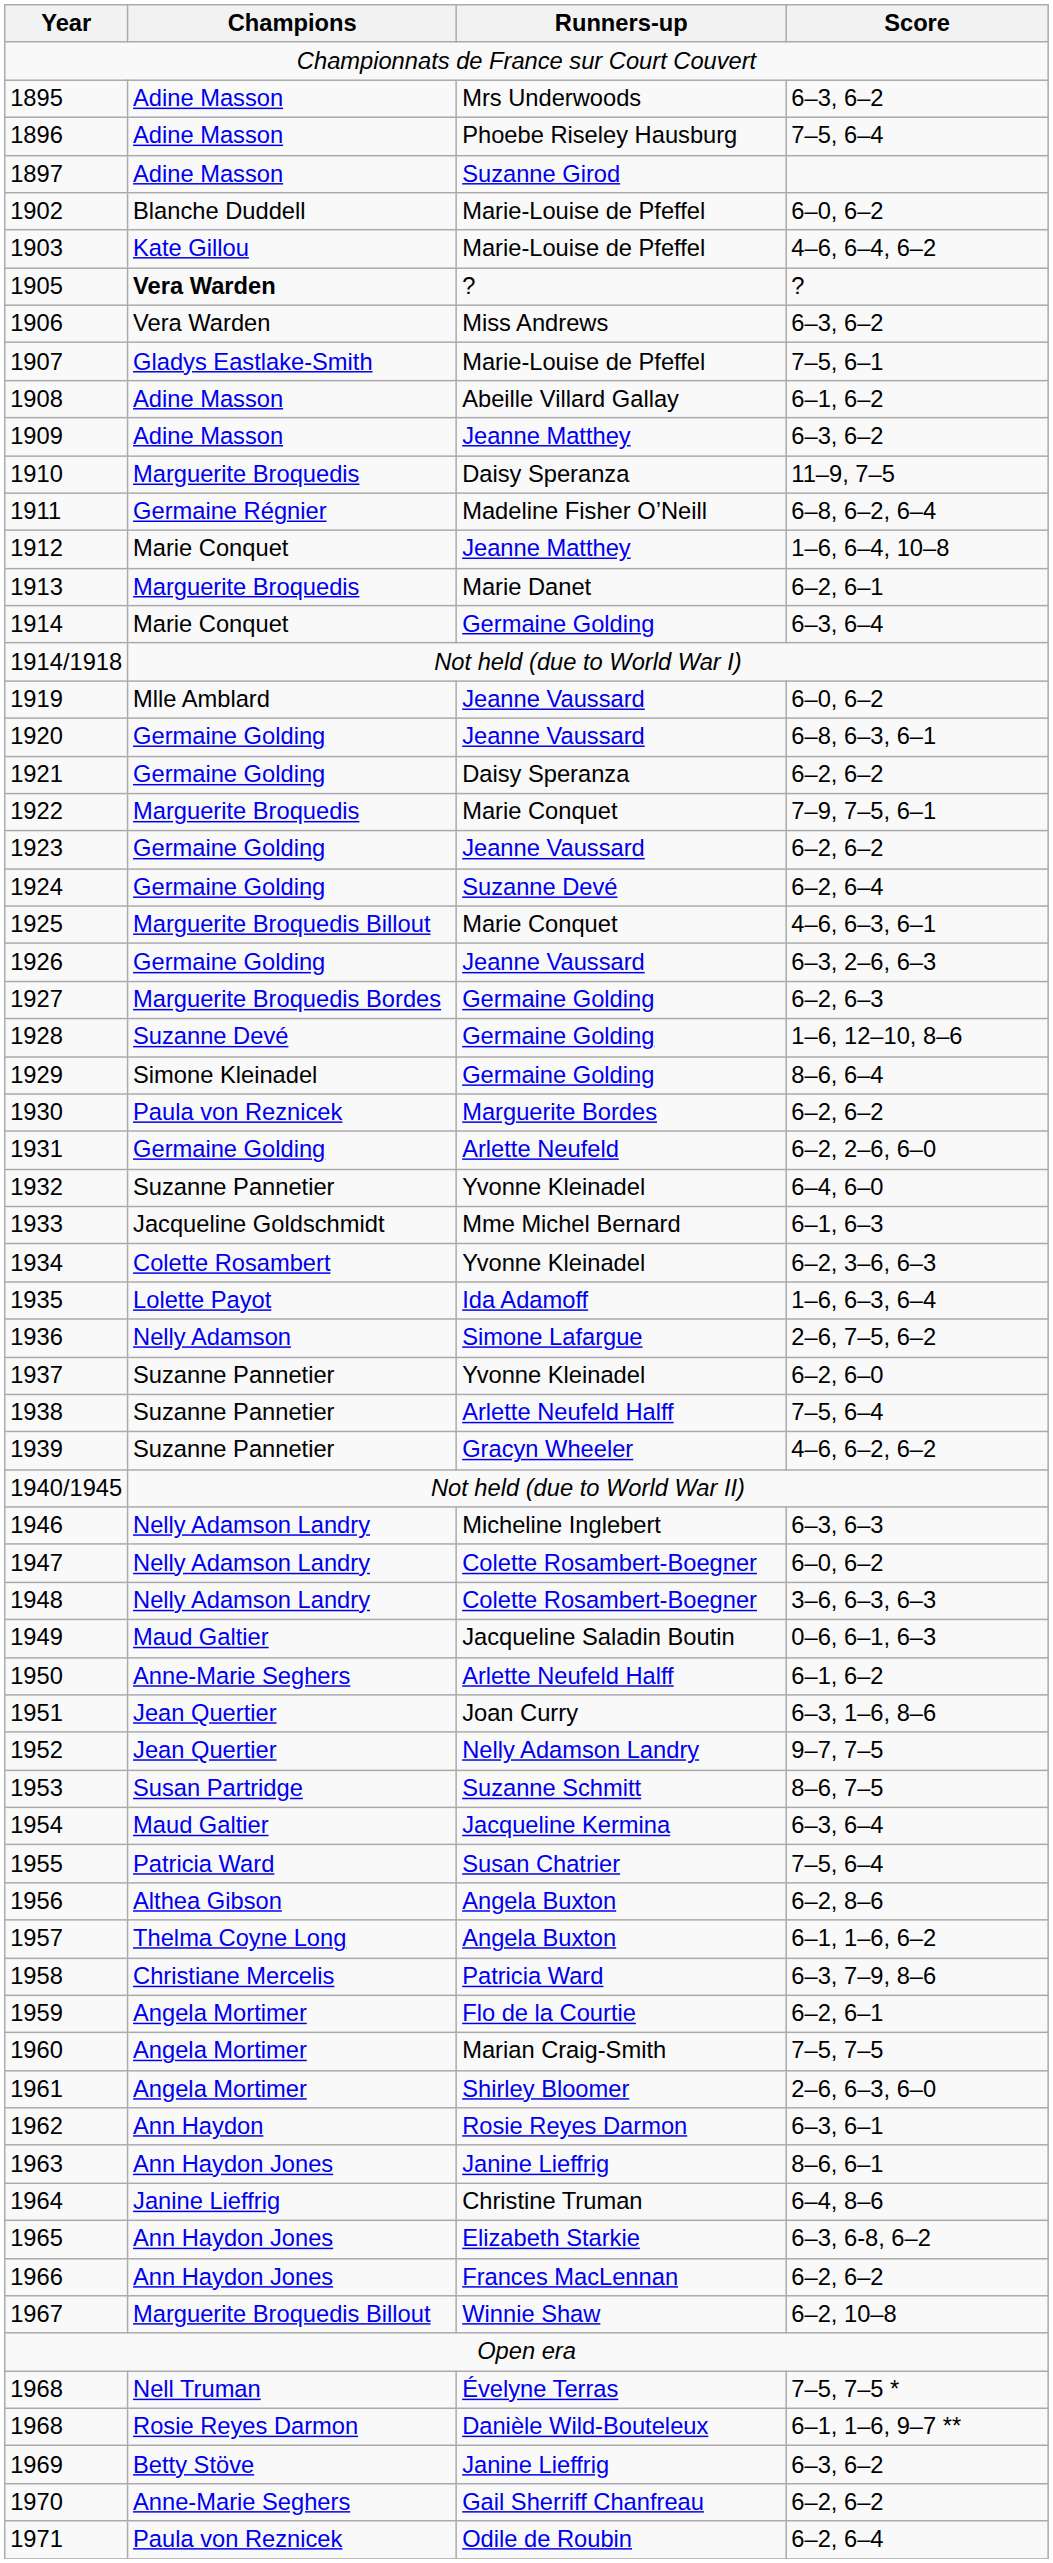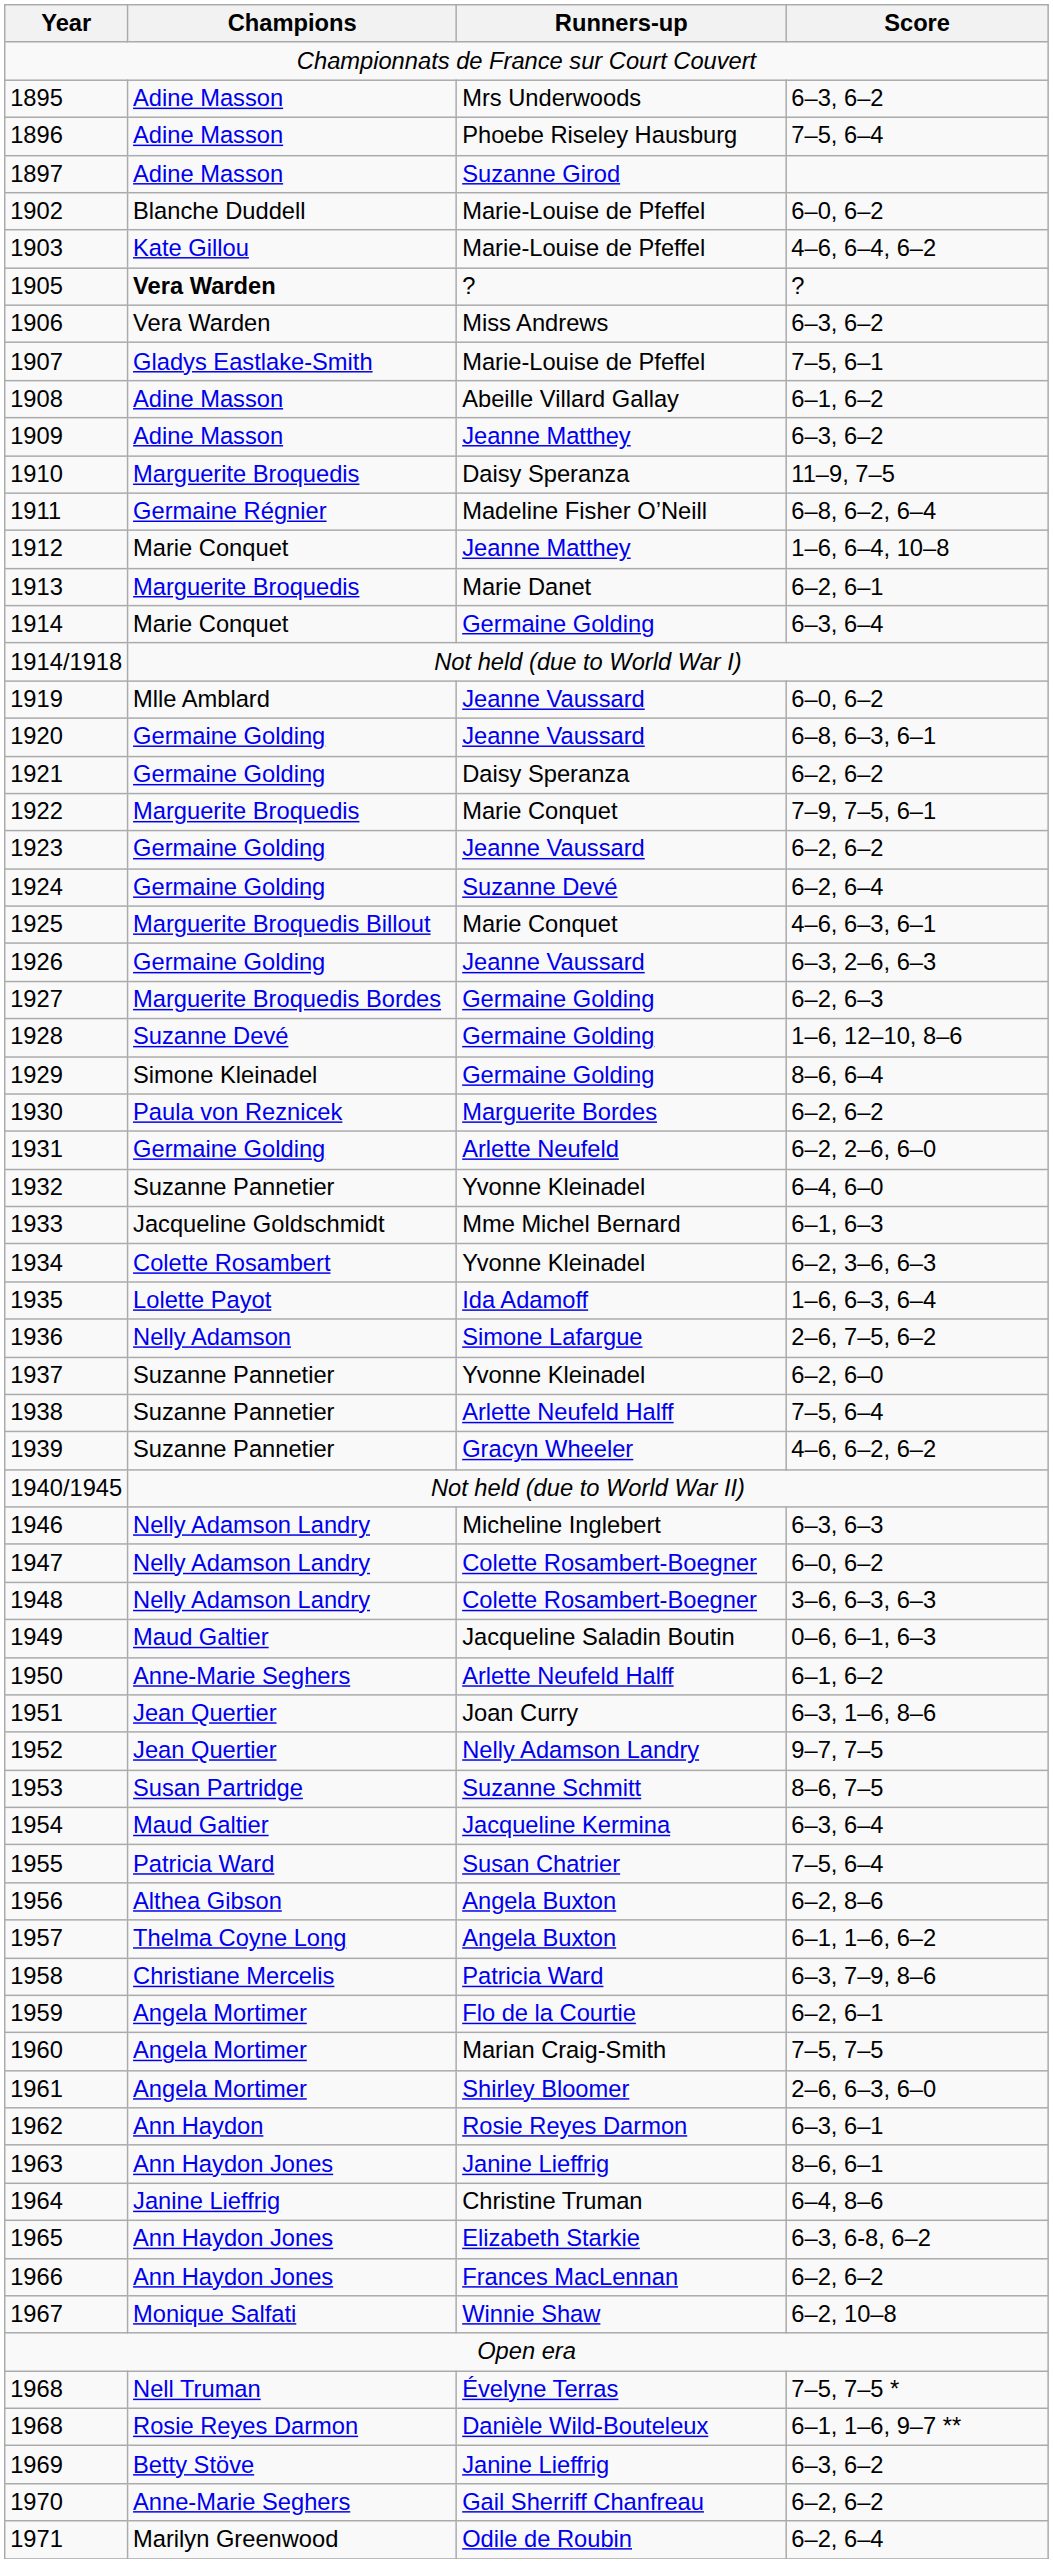(282, 2314) Marguerite Broquedis Billout -> (215, 2314) Monique Salfati
(238, 2539) Paula von Reznicek -> (236, 2539) Marilyn Greenwood
